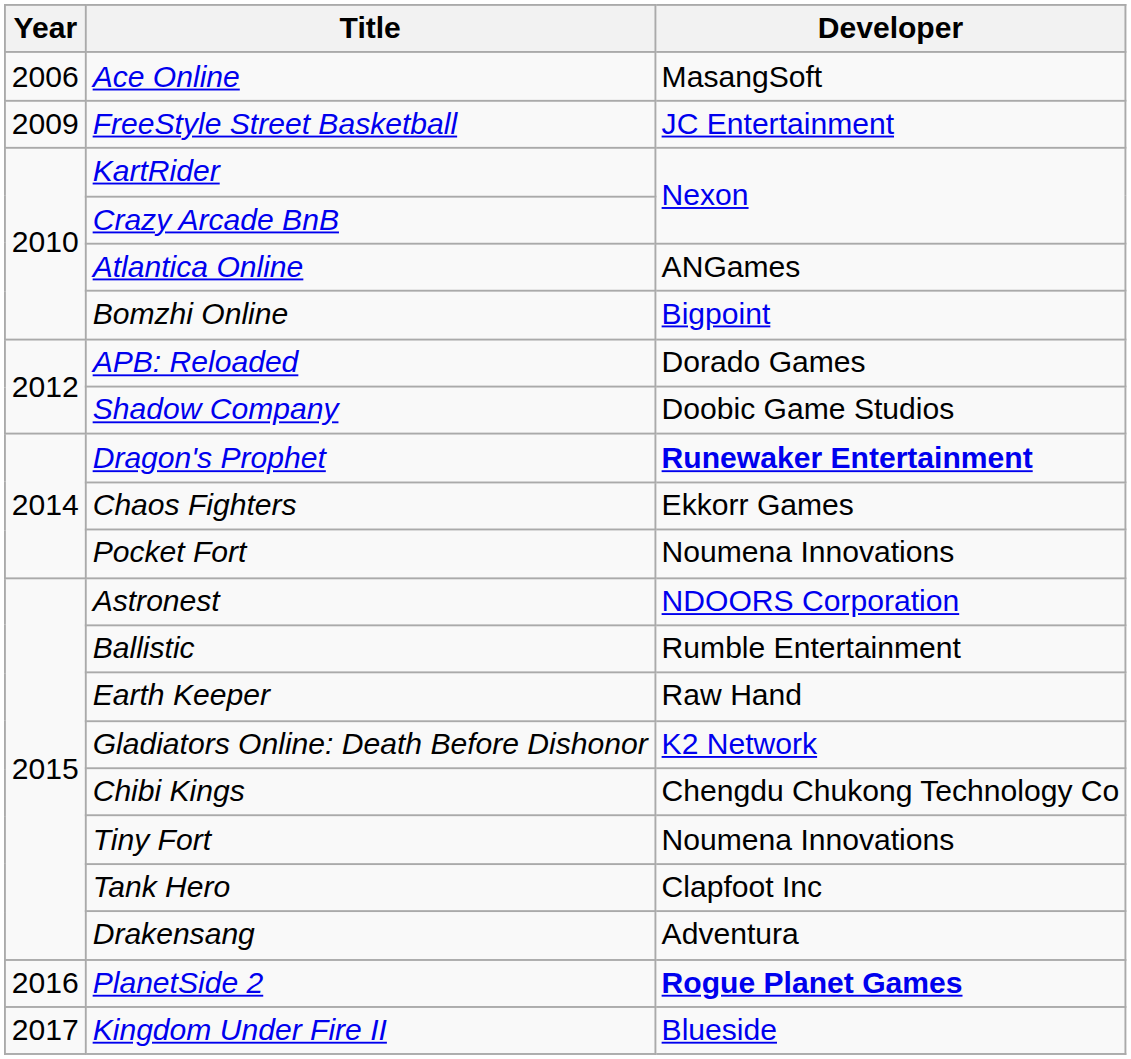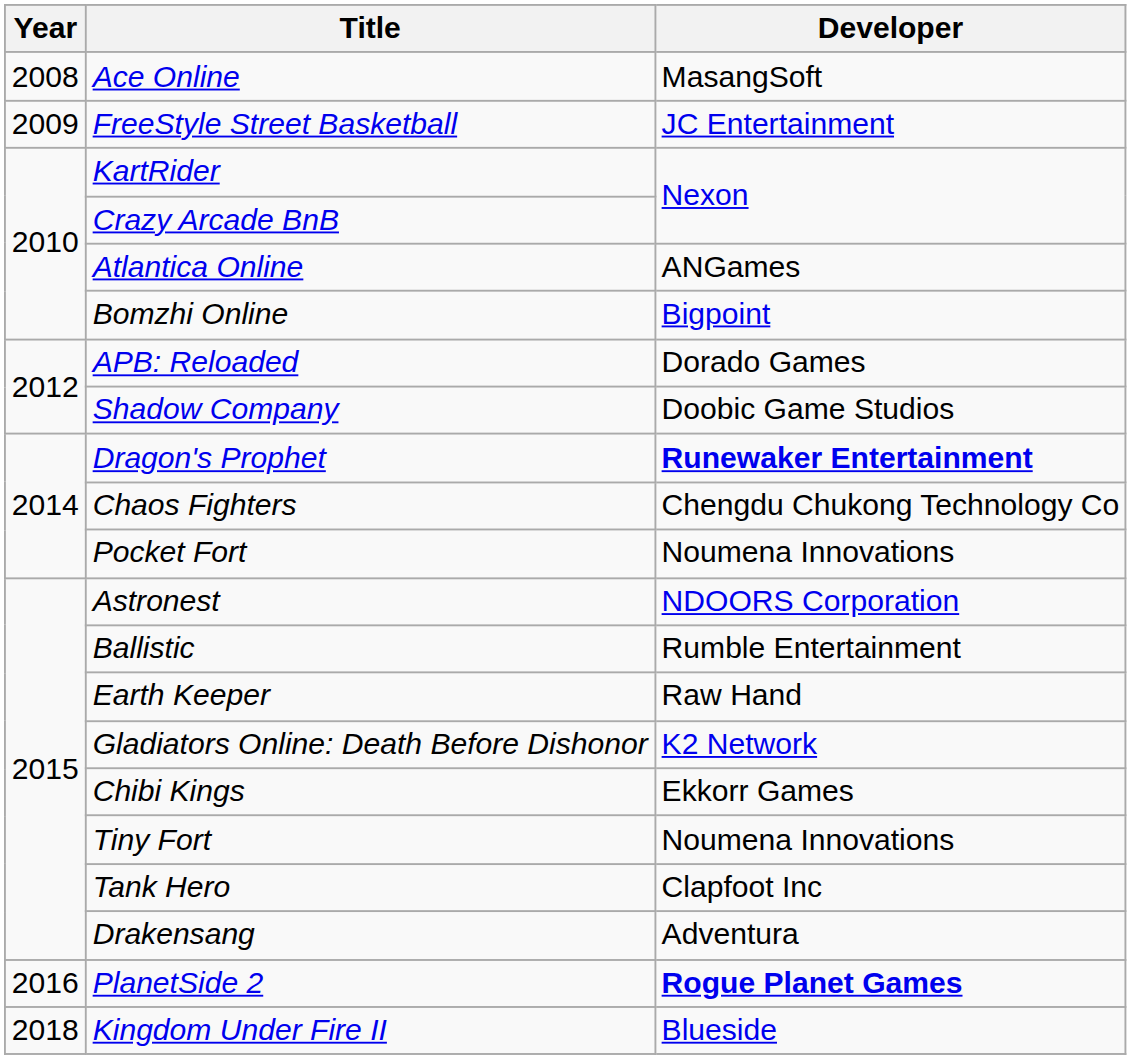(45, 76) 2006 -> (45, 76) 2008
(758, 505) Ekkorr Games -> (890, 505) Chengdu Chukong Technology Co
(890, 791) Chengdu Chukong Technology Co -> (758, 791) Ekkorr Games
(45, 1030) 2017 -> (45, 1030) 2018
